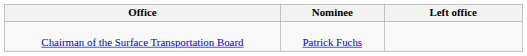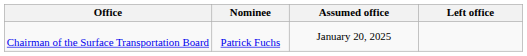+ column: (354, 13)
